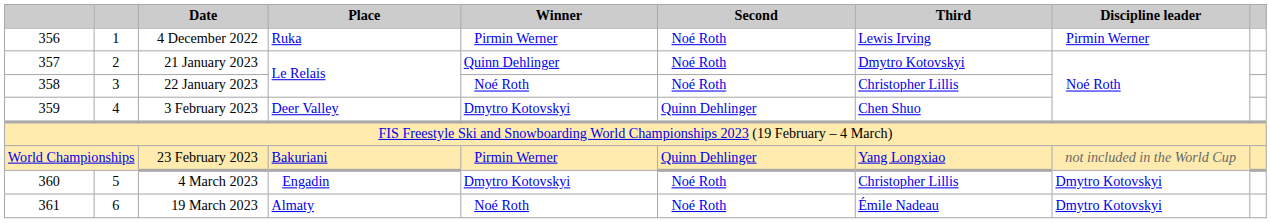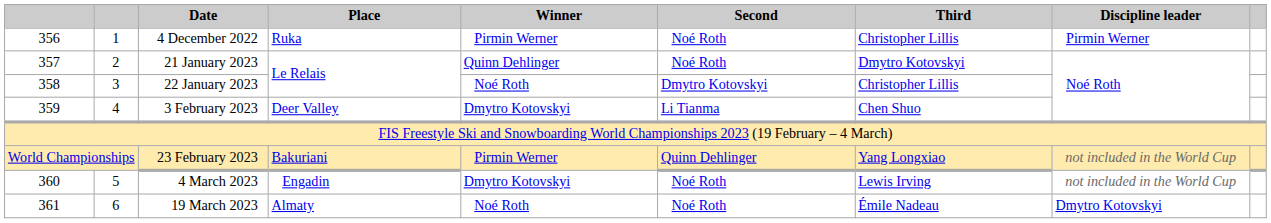(895, 39) Lewis Irving -> (908, 39) Christopher Lillis
(694, 85) Noé Roth -> (714, 85) Dmytro Kotovskyi
(709, 108) Quinn Dehlinger -> (690, 108) Li Tianma
(908, 182) Christopher Lillis -> (895, 182) Lewis Irving
(1109, 181) Dmytro Kotovskyi -> (1151, 181) not included in the World Cup
